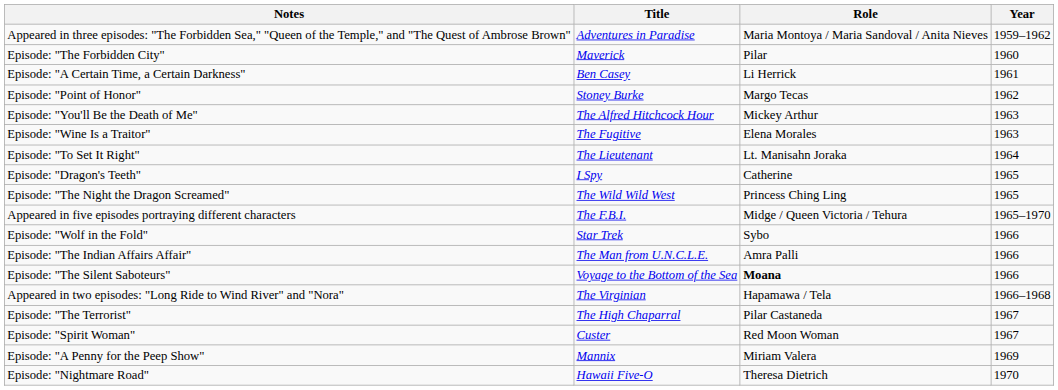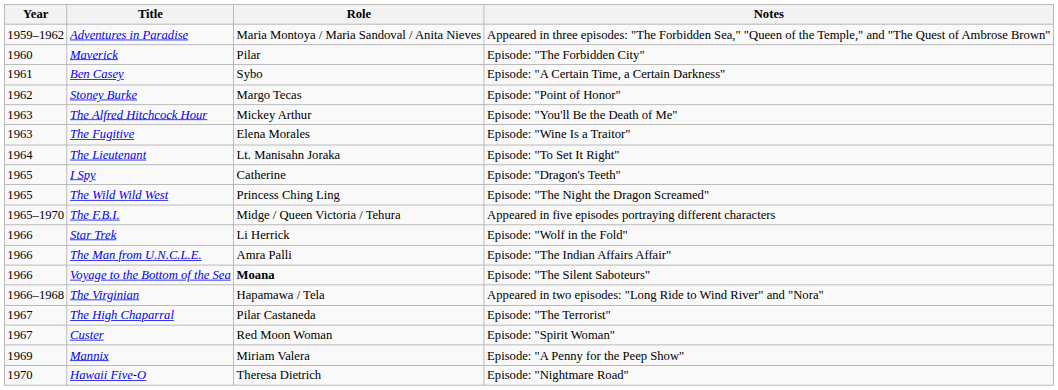columns swapped: (1022, 14) <-> (289, 14)
(770, 74) Li Herrick -> (250, 74) Sybo
(756, 235) Sybo -> (263, 235) Li Herrick
